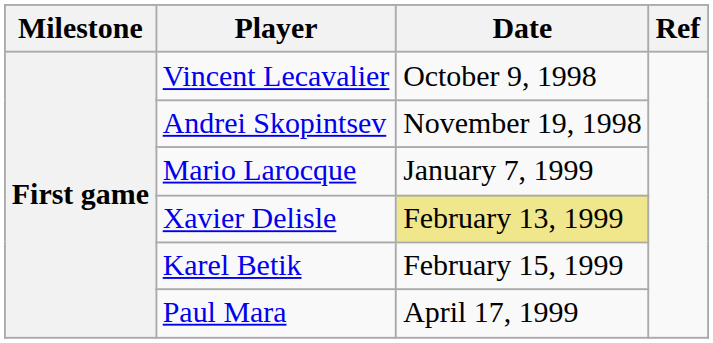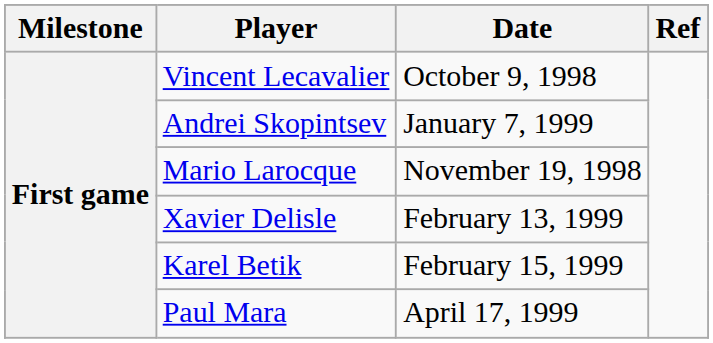(522, 123) November 19, 1998 -> (498, 123) January 7, 1999
(498, 170) January 7, 1999 -> (522, 170) November 19, 1998
(513, 218) khaki background -> (513, 218) no background
